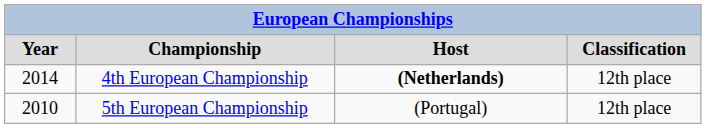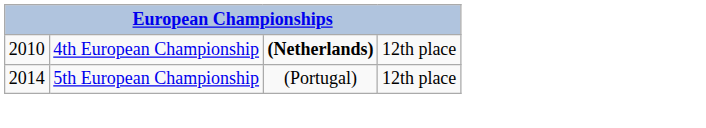- row: (205, 49)
(40, 79) 2014 -> (27, 49) 2010
(40, 108) 2010 -> (27, 79) 2014
